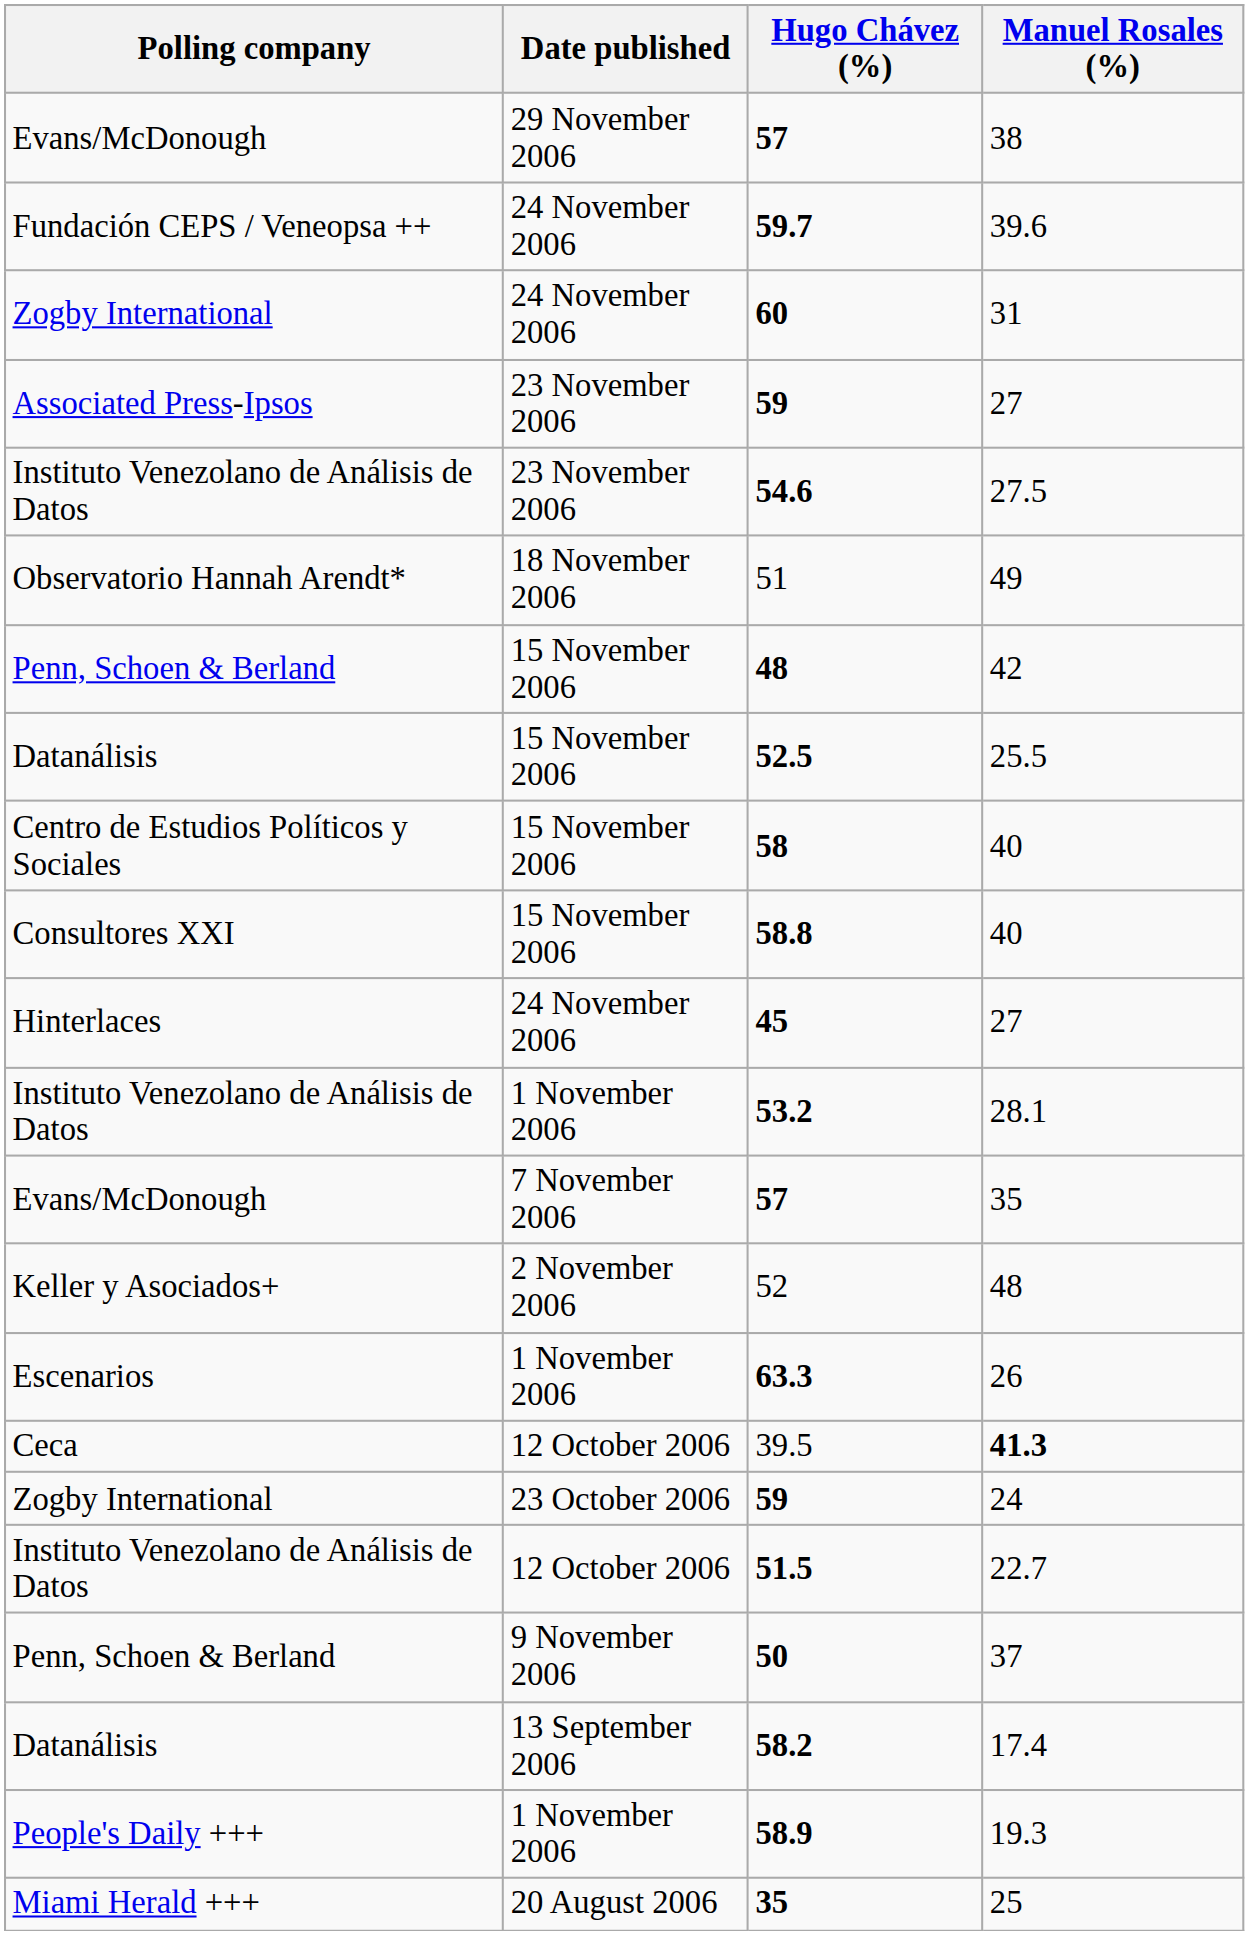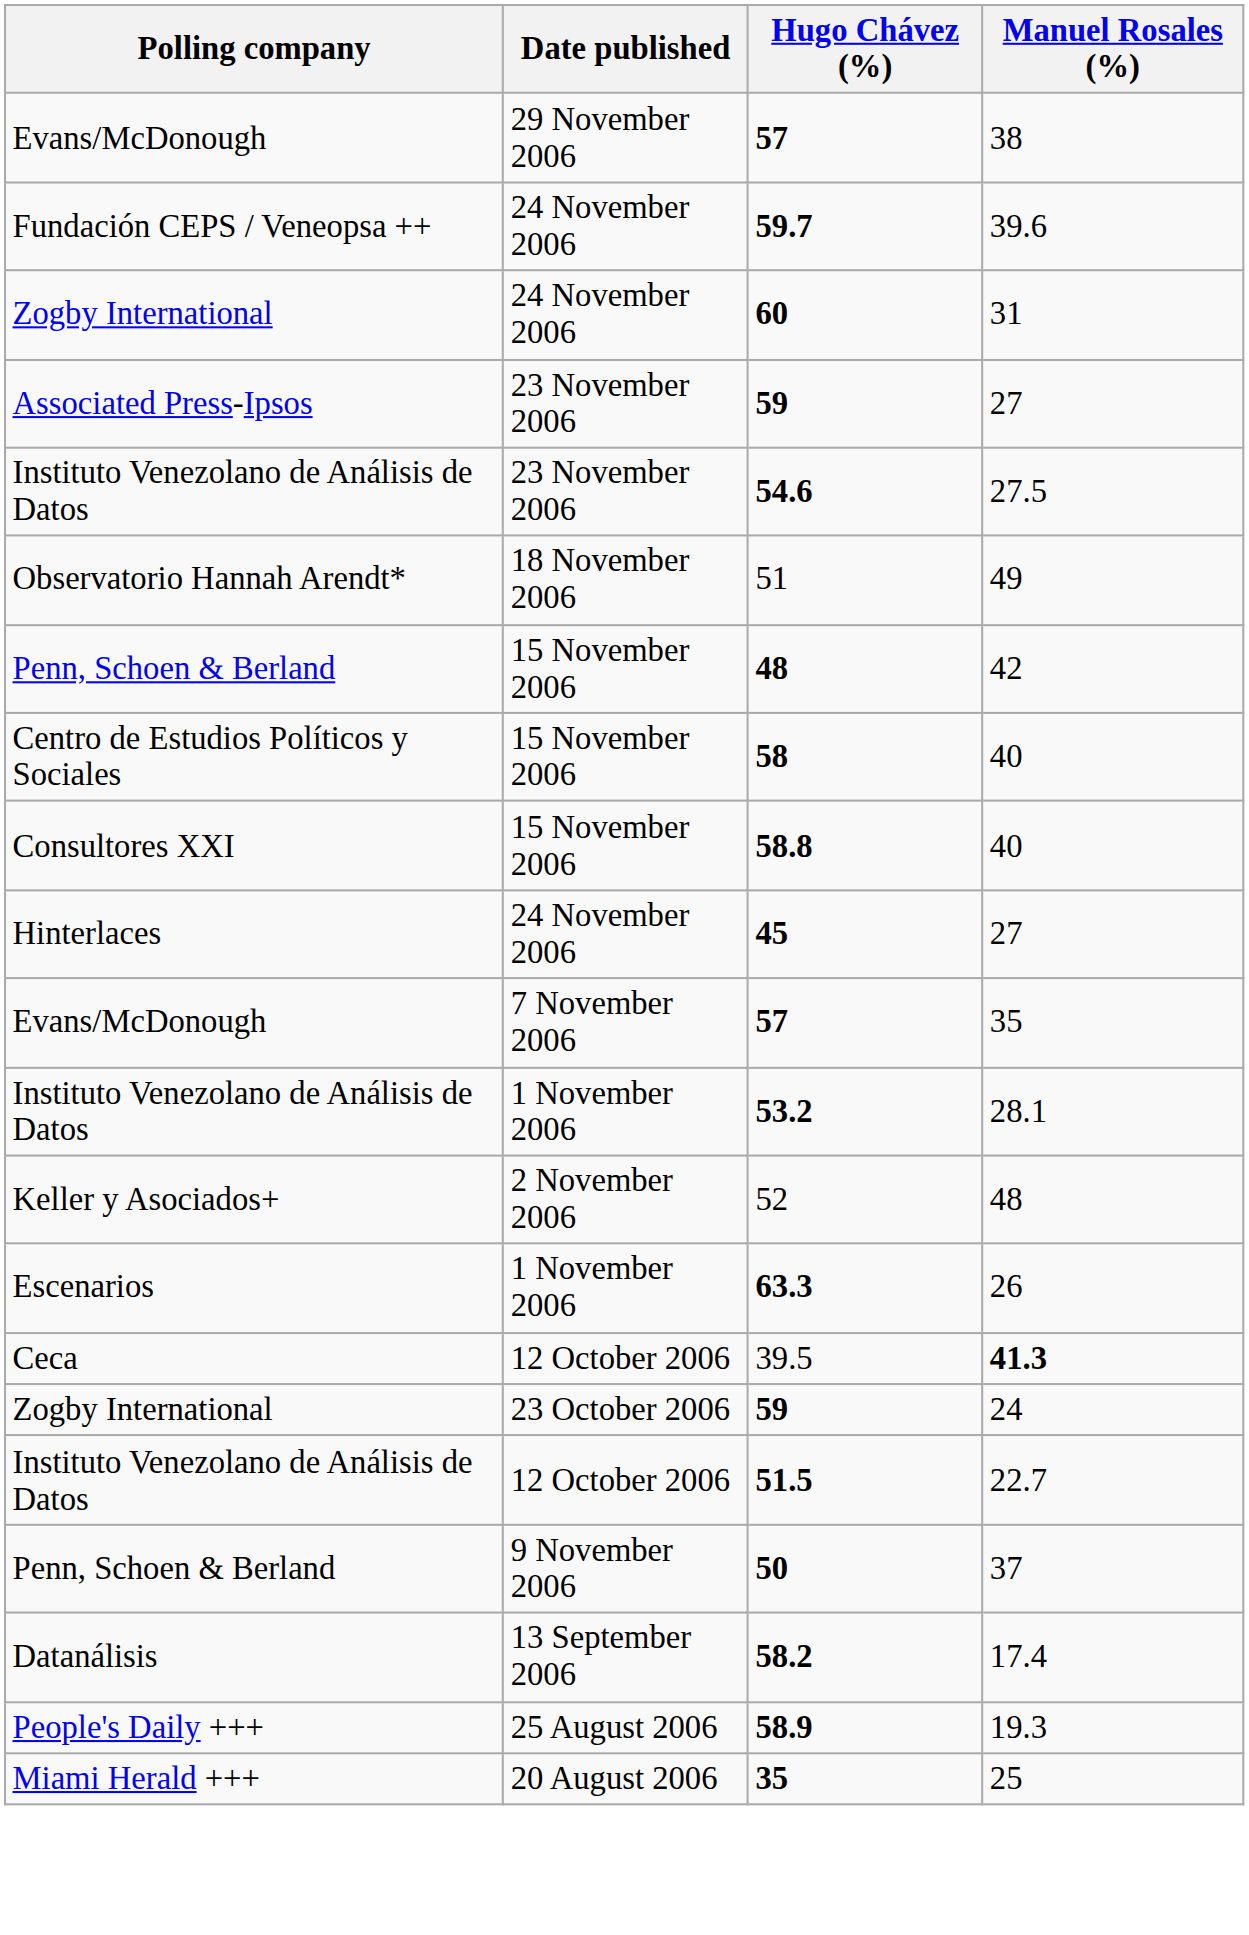- row: (784, 756)
rows swapped: (772, 1199) <-> (784, 1110)
(592, 1833) 1 November 2006 -> (614, 1726) 25 August 2006
